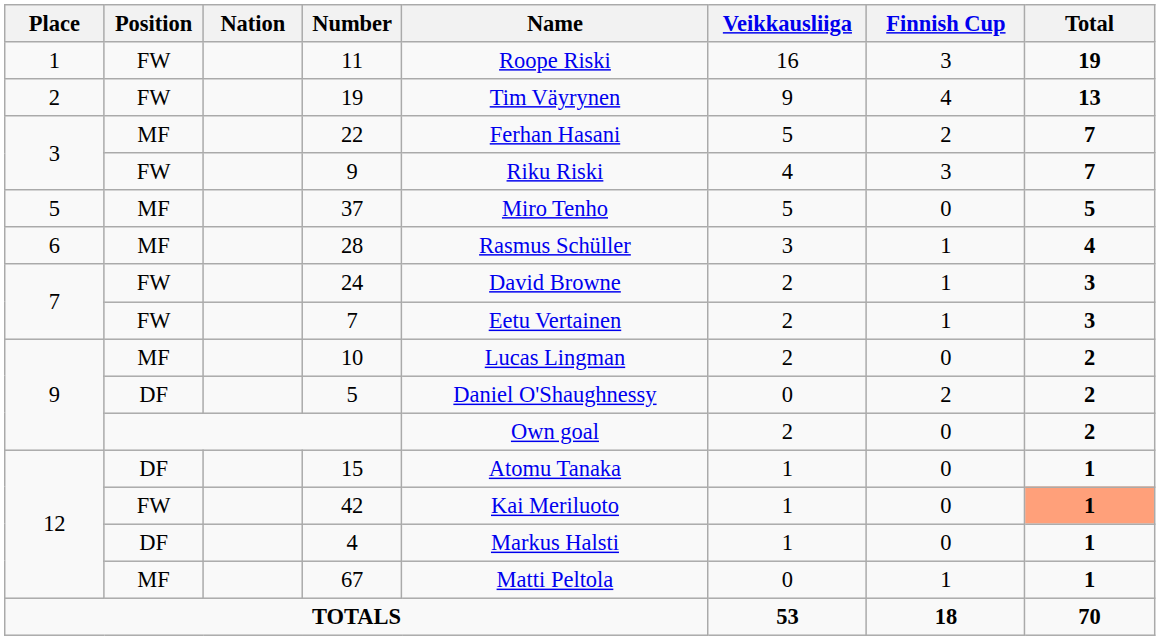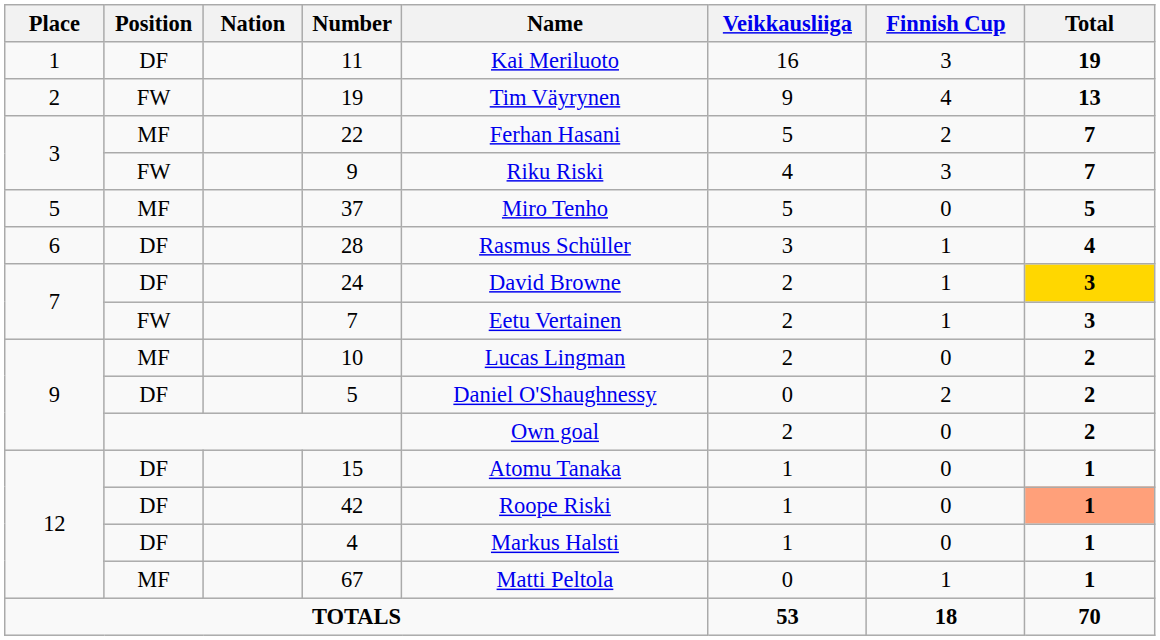(154, 60) FW -> (154, 60) DF
(555, 60) Roope Riski -> (555, 60) Kai Meriluoto
(154, 245) MF -> (154, 245) DF
(154, 282) FW -> (154, 282) DF
(1090, 282) no background -> (1090, 282) gold background
(154, 505) FW -> (154, 505) DF
(555, 505) Kai Meriluoto -> (555, 505) Roope Riski
